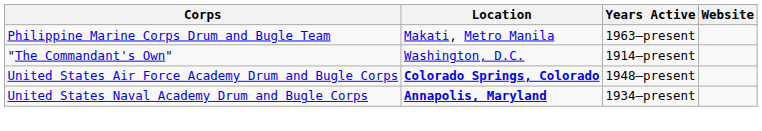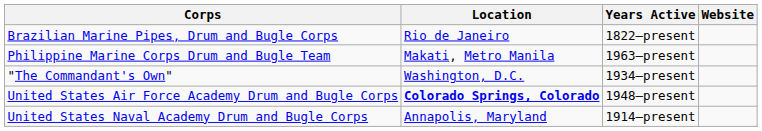+ row: (173, 35)
(650, 55) 1914–present -> (650, 76) 1934–present
(475, 96) bold -> (475, 116) normal
(650, 96) 1934–present -> (650, 116) 1914–present
